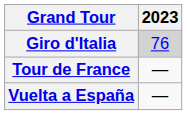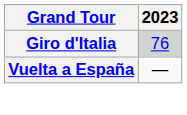- row: (71, 69)
